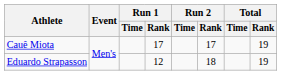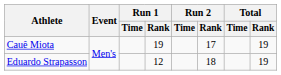(158, 45) 17 -> (158, 45) 19
